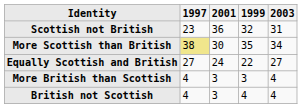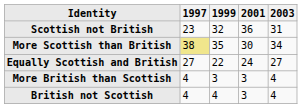columns swapped: (253, 13) <-> (224, 13)
